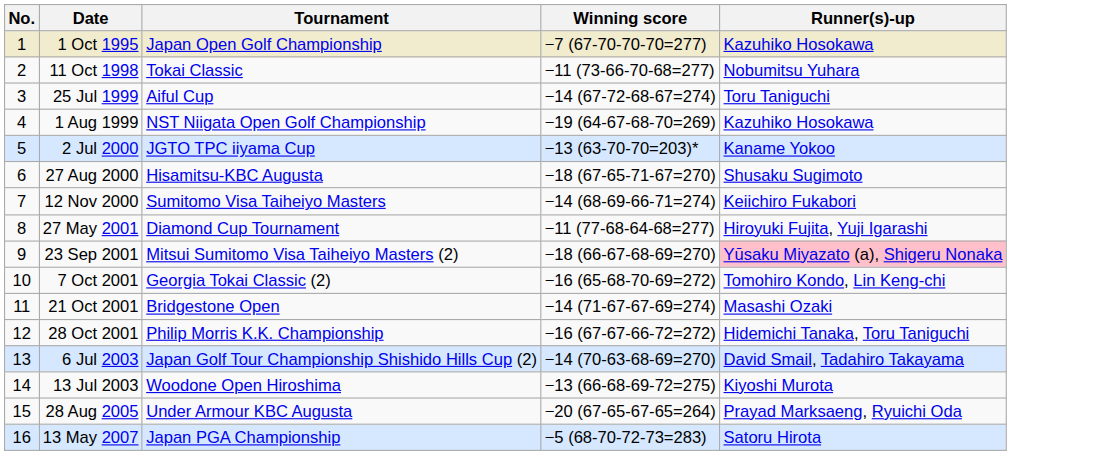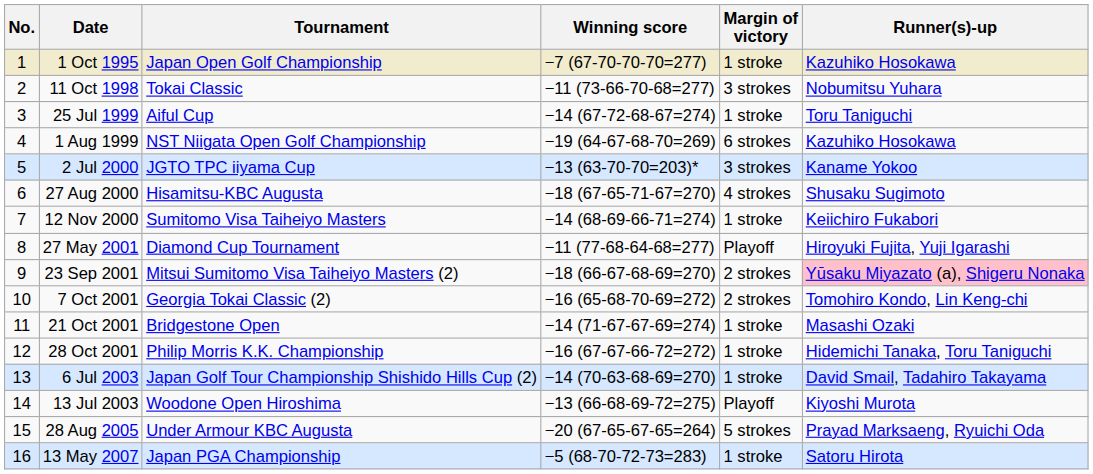+ column: (761, 27)
